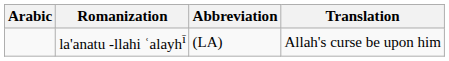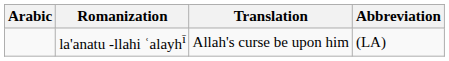columns swapped: (235, 16) <-> (363, 16)
